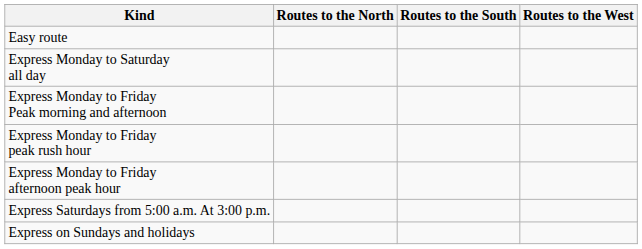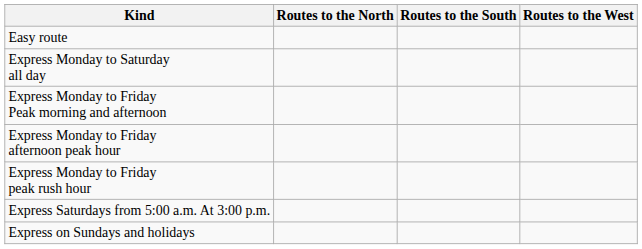rows swapped: (82, 142) <-> (82, 180)
